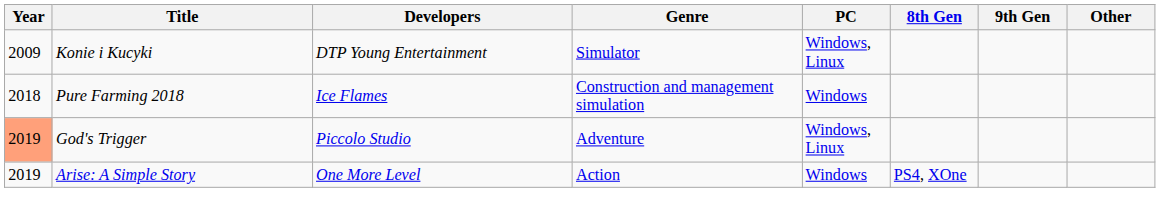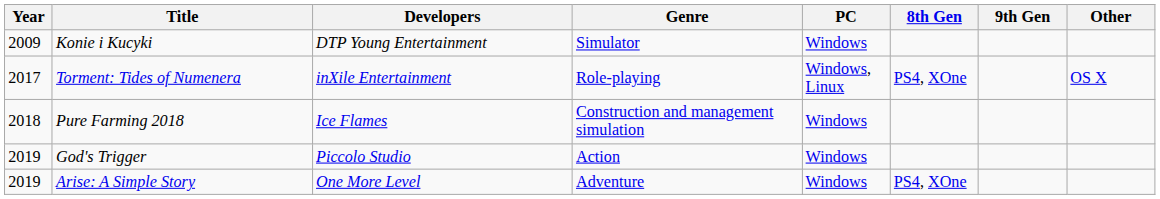(838, 52) Windows, Linux -> (836, 42) Windows
+ row: (148, 77)
(24, 139) lightsalmon background -> (24, 156) no background
(610, 139) Adventure -> (598, 156) Action
(838, 139) Windows, Linux -> (836, 156) Windows
(598, 174) Action -> (610, 181) Adventure
